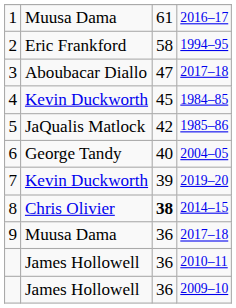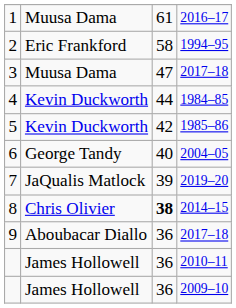(86, 72) Aboubacar Diallo -> (71, 72) Muusa Dama
(165, 99) 45 -> (165, 99) 44
(85, 126) JaQualis Matlock -> (87, 126) Kevin Duckworth
(87, 180) Kevin Duckworth -> (85, 180) JaQualis Matlock
(71, 235) Muusa Dama -> (86, 235) Aboubacar Diallo
